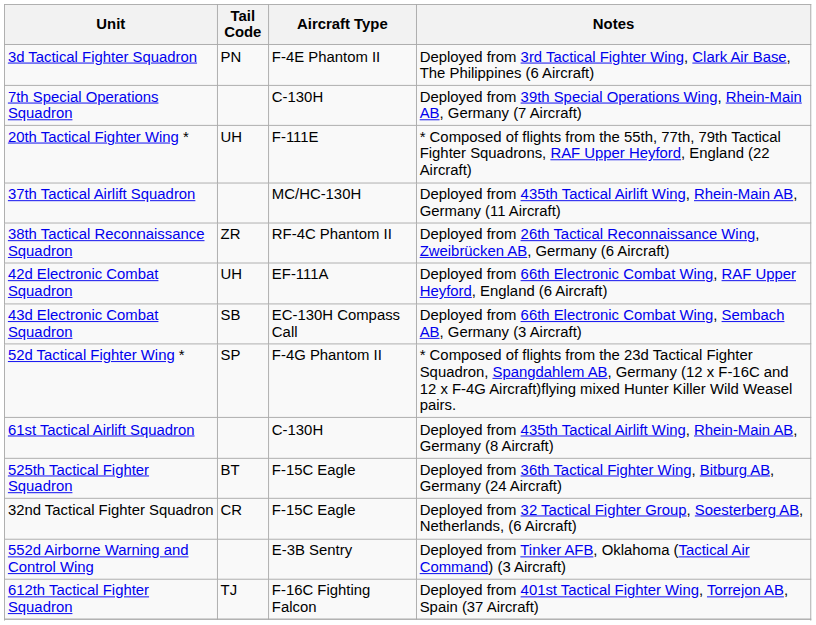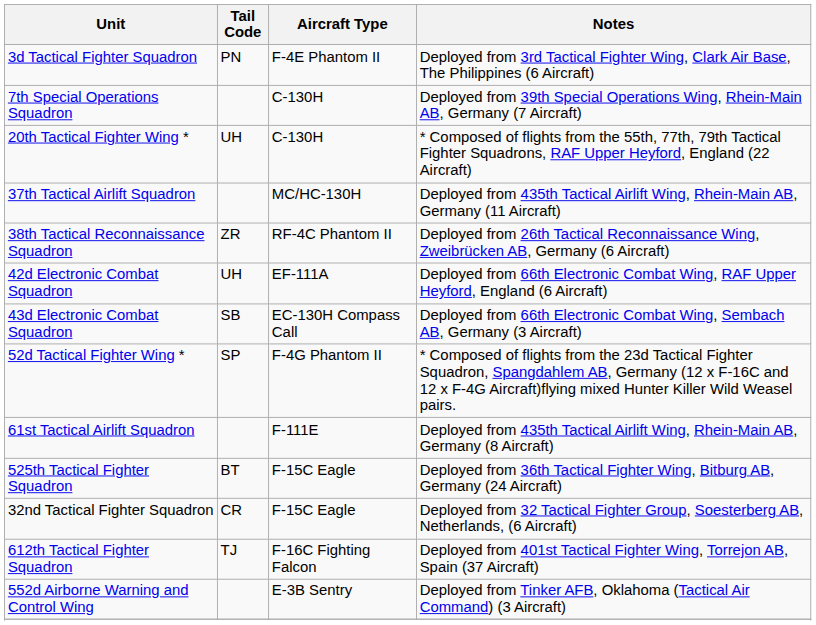(295, 137) F-111E -> (298, 137) C-130H
(298, 429) C-130H -> (295, 429) F-111E
rows swapped: (78, 599) <-> (98, 558)
